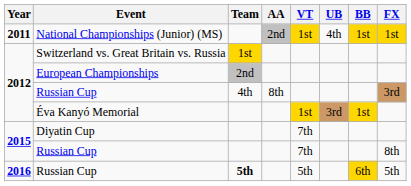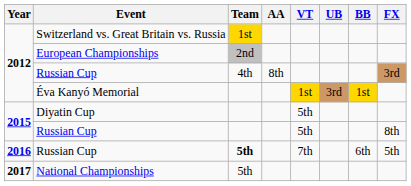- row: (19, 34)
(305, 131) 7th -> (305, 112) 5th
(305, 151) 7th -> (305, 131) 5th
(305, 170) 5th -> (305, 151) 7th
(363, 170) gold background -> (363, 151) no background
+ row: (19, 170)
